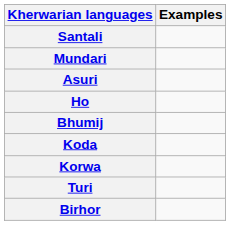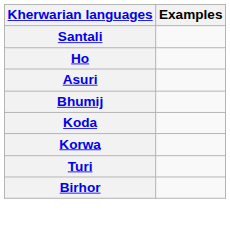- row: (80, 58)
rows swapped: (80, 101) <-> (80, 79)
